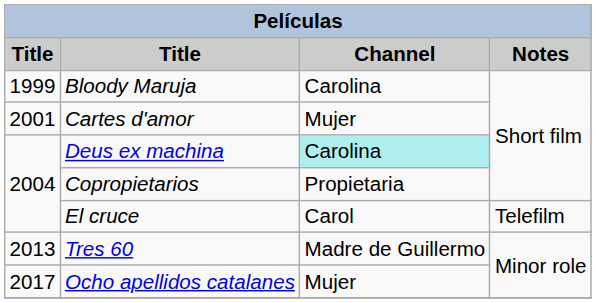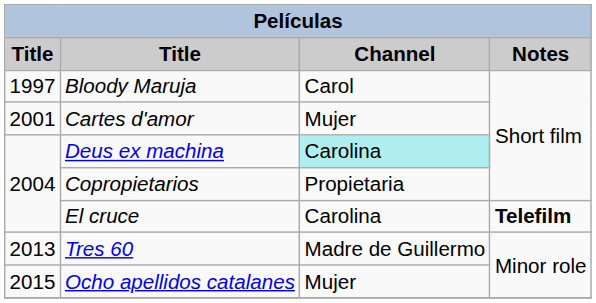(32, 86) 1999 -> (32, 86) 1997
(343, 86) Carolina -> (329, 86) Carol
(329, 217) Carol -> (343, 217) Carolina
(530, 217) normal -> (533, 217) bold
(32, 282) 2017 -> (32, 282) 2015
